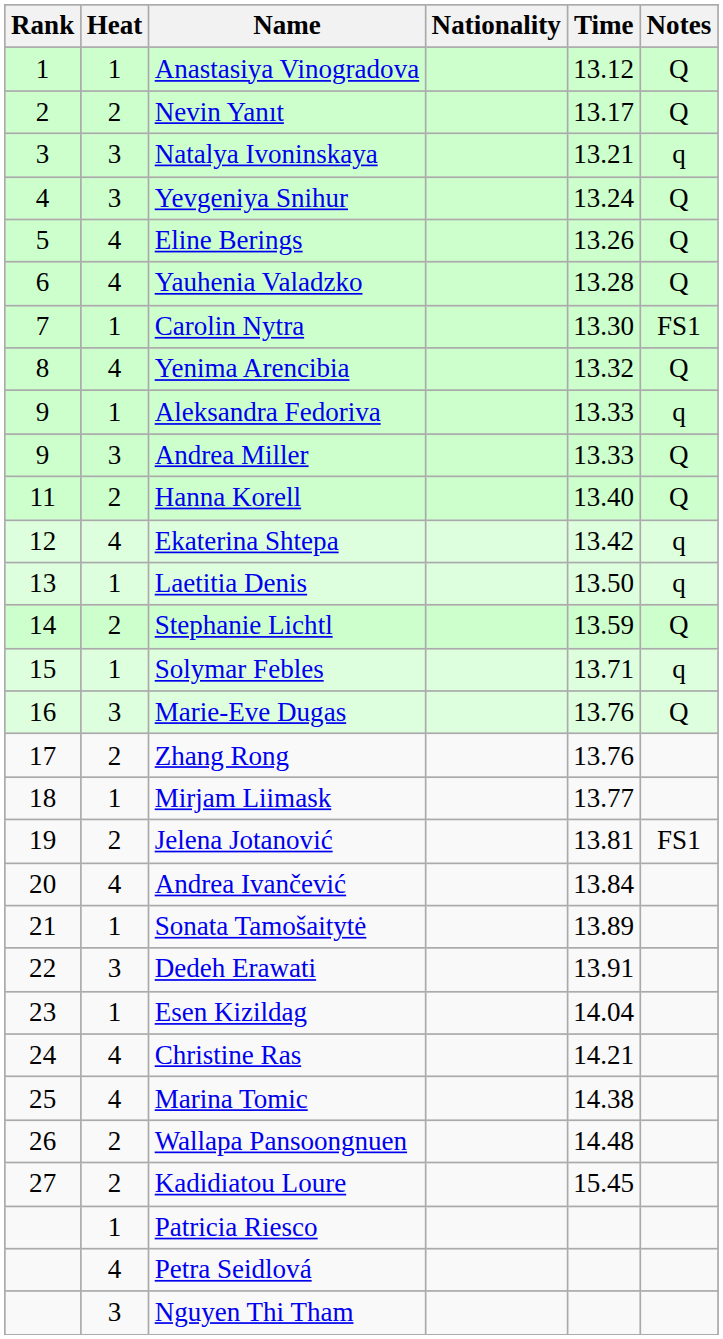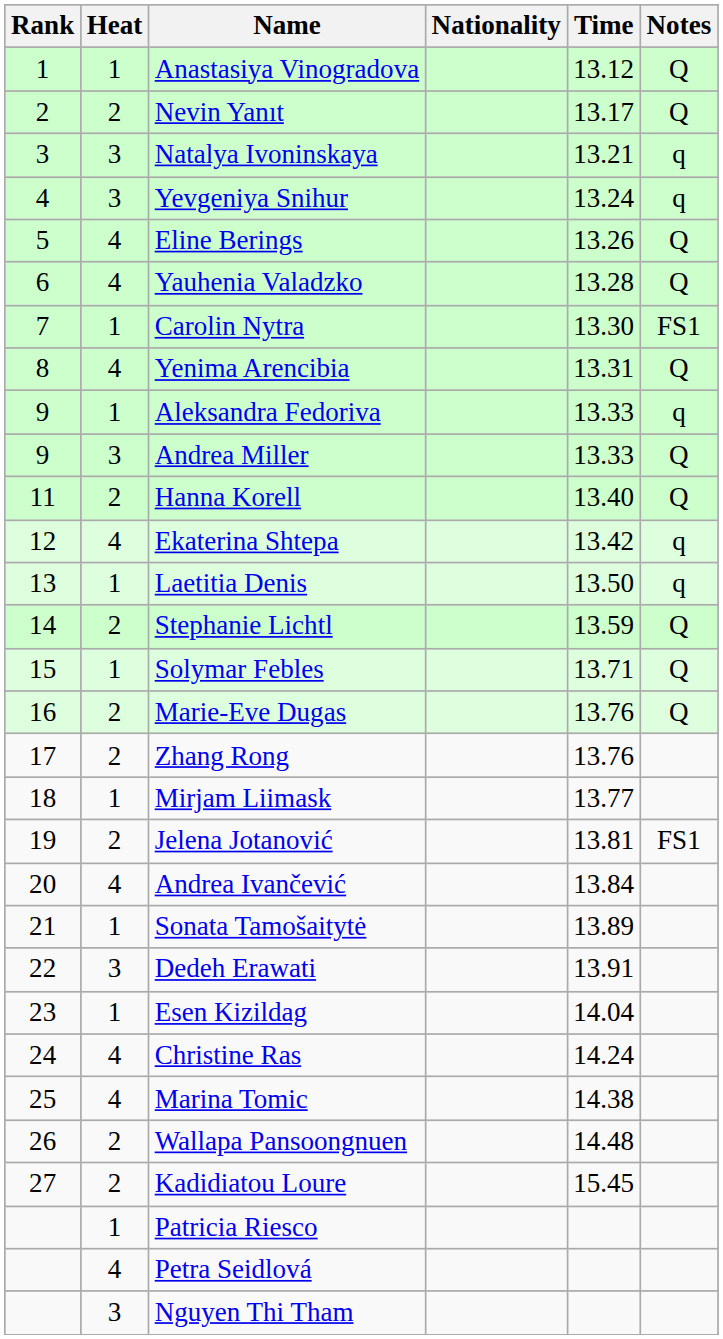(679, 197) Q -> (679, 197) q
(604, 369) 13.32 -> (604, 369) 13.31
(679, 669) q -> (679, 669) Q
(114, 712) 3 -> (114, 712) 2
(604, 1055) 14.21 -> (604, 1055) 14.24
